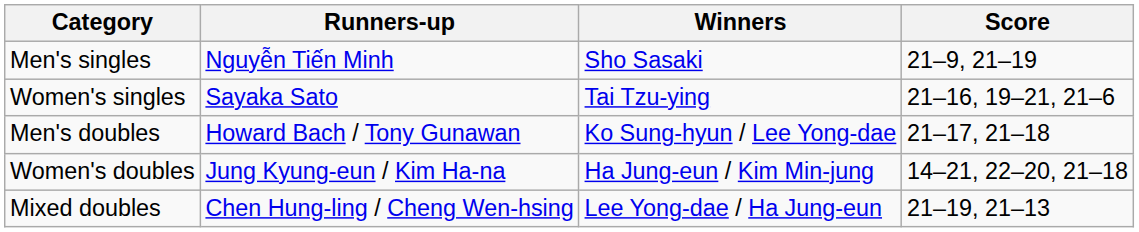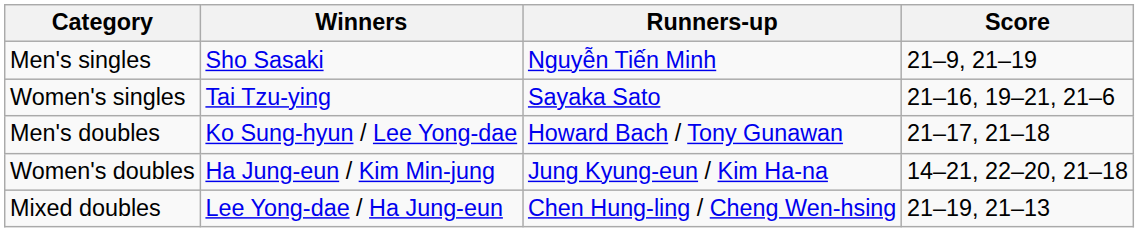columns swapped: (740, 23) <-> (390, 23)
